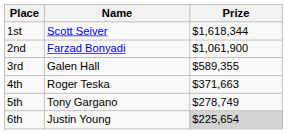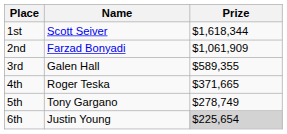(220, 48) $1,061,900 -> (220, 48) $1,061,909
(216, 84) $371,663 -> (216, 84) $371,665
